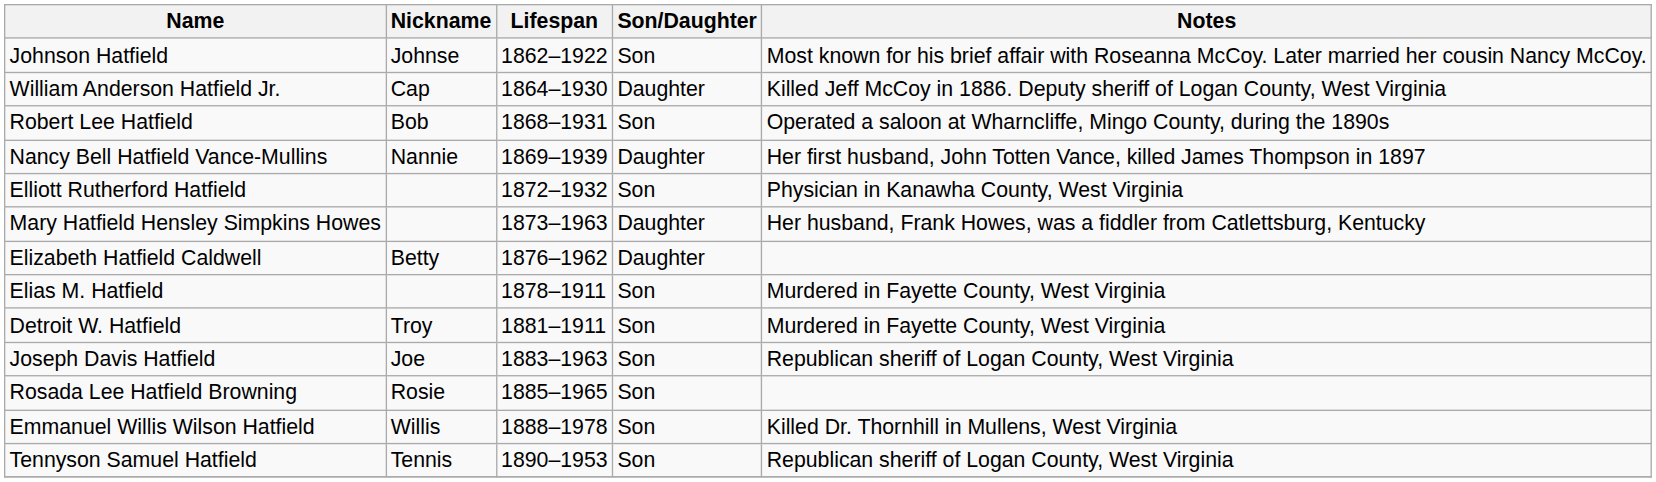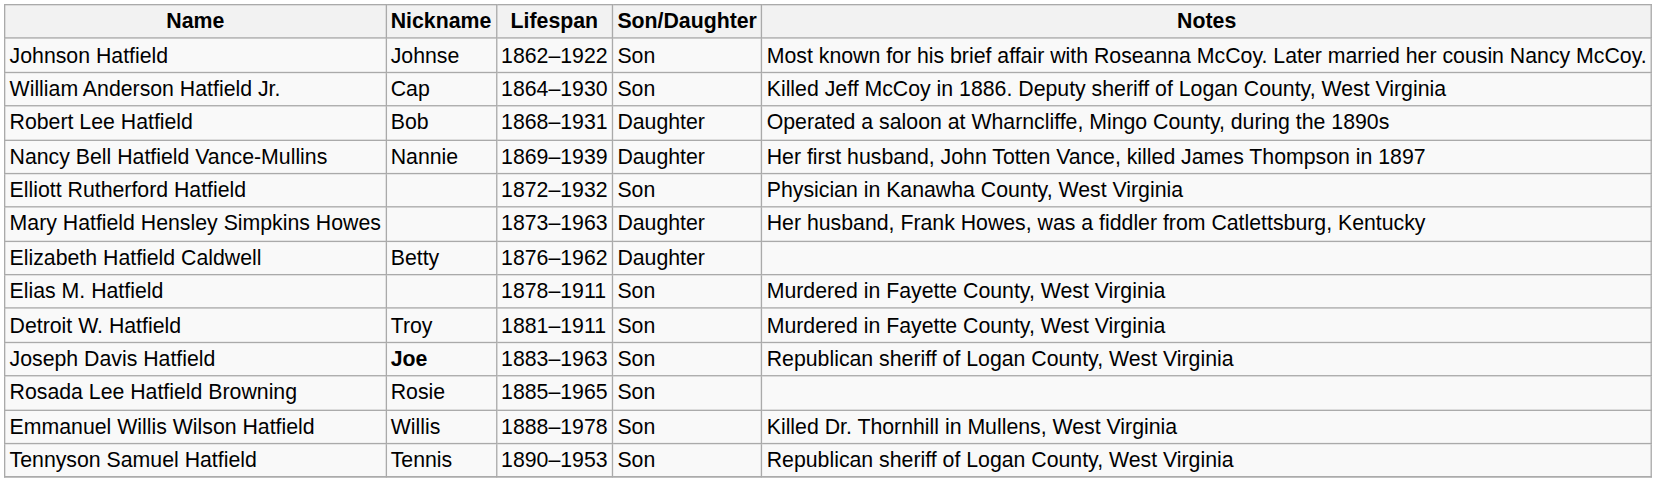(661, 88) Daughter -> (636, 88) Son
(636, 122) Son -> (661, 122) Daughter
(408, 358) normal -> (409, 358) bold
